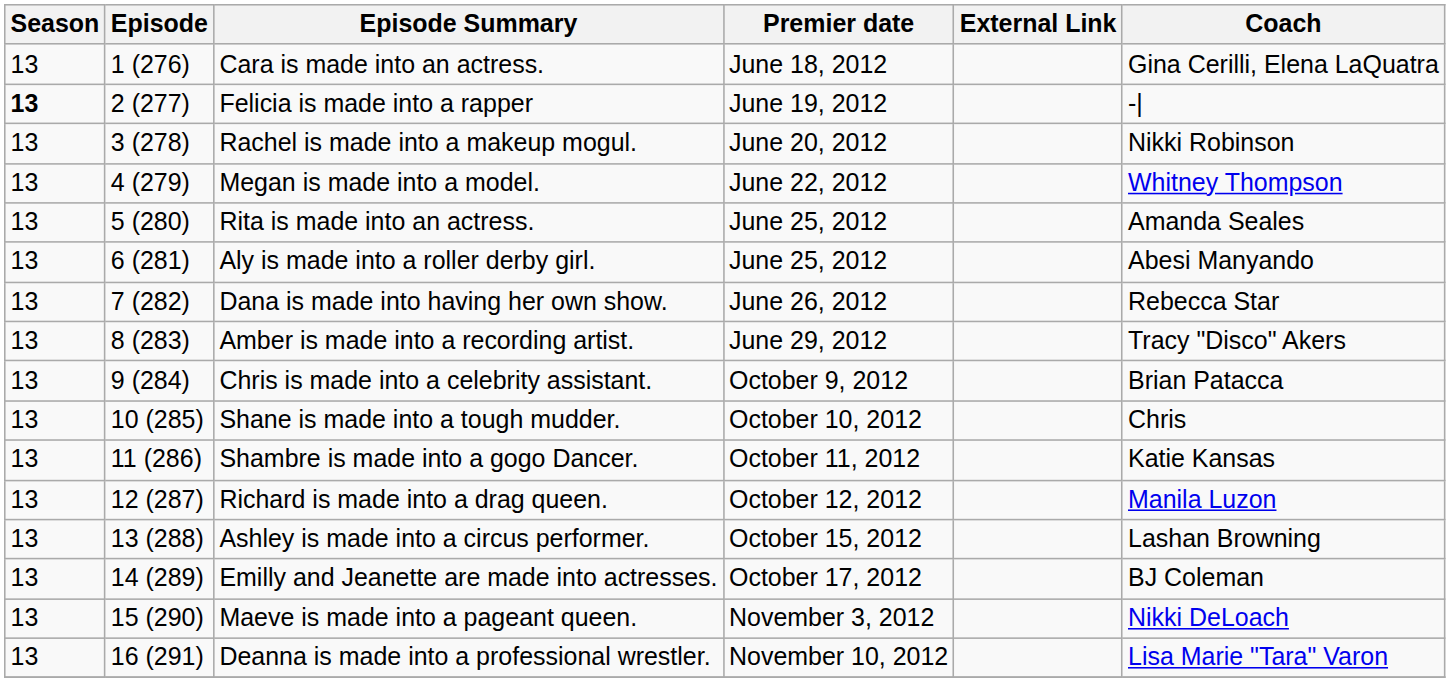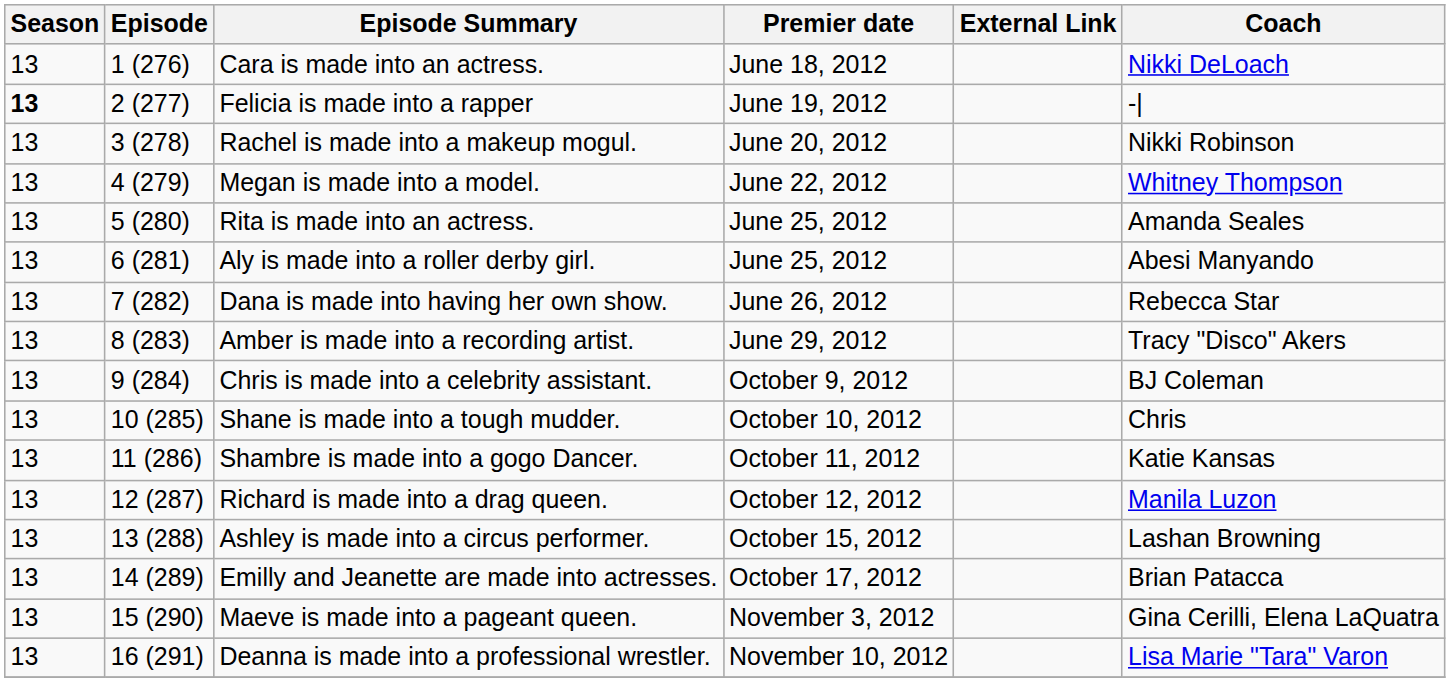(1283, 63) Gina Cerilli, Elena LaQuatra -> (1208, 63) Nikki DeLoach
(1206, 380) Brian Patacca -> (1196, 380) BJ Coleman
(1196, 578) BJ Coleman -> (1206, 578) Brian Patacca
(1208, 618) Nikki DeLoach -> (1283, 618) Gina Cerilli, Elena LaQuatra
